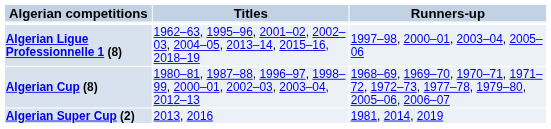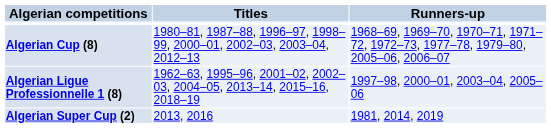rows swapped: (64, 45) <-> (52, 87)
